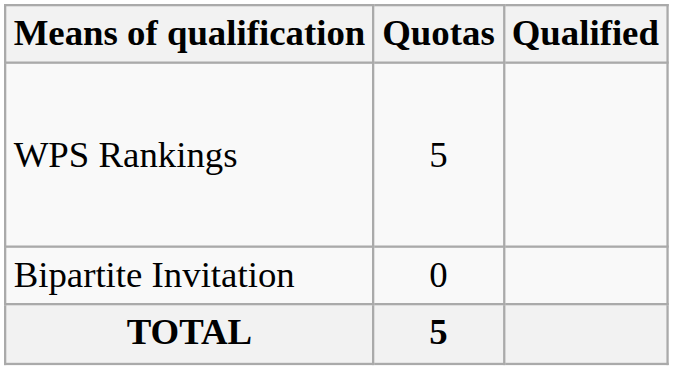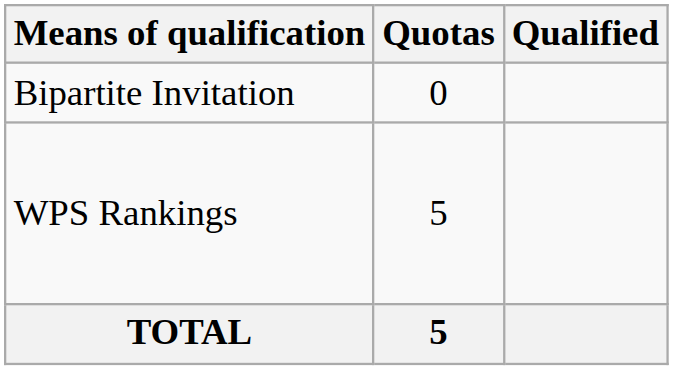rows swapped: (126, 154) <-> (154, 274)
